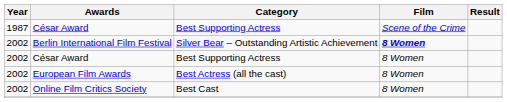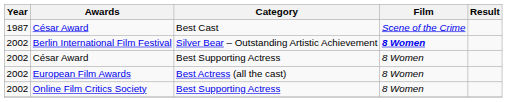(228, 27) Best Supporting Actress -> (197, 27) Best Cast
(197, 89) Best Cast -> (228, 89) Best Supporting Actress
